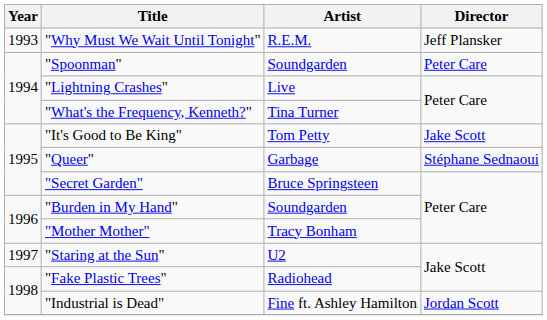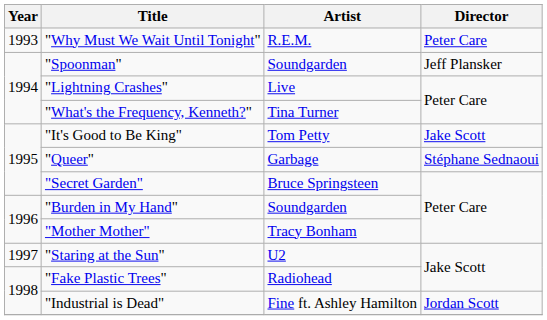(463, 40) Jeff Plansker -> (456, 40) Peter Care
(456, 64) Peter Care -> (463, 64) Jeff Plansker
